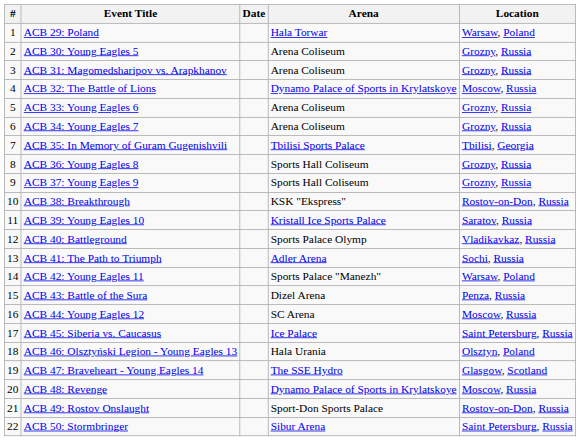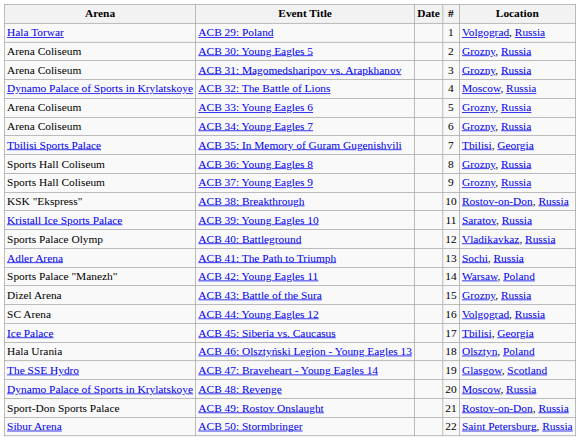columns swapped: (13, 14) <-> (364, 14)
(498, 33) Warsaw, Poland -> (504, 33) Volgograd, Russia
(494, 295) Penza, Russia -> (497, 295) Grozny, Russia
(499, 314) Moscow, Russia -> (504, 314) Volgograd, Russia
(517, 333) Saint Petersburg, Russia -> (498, 333) Tbilisi, Georgia
